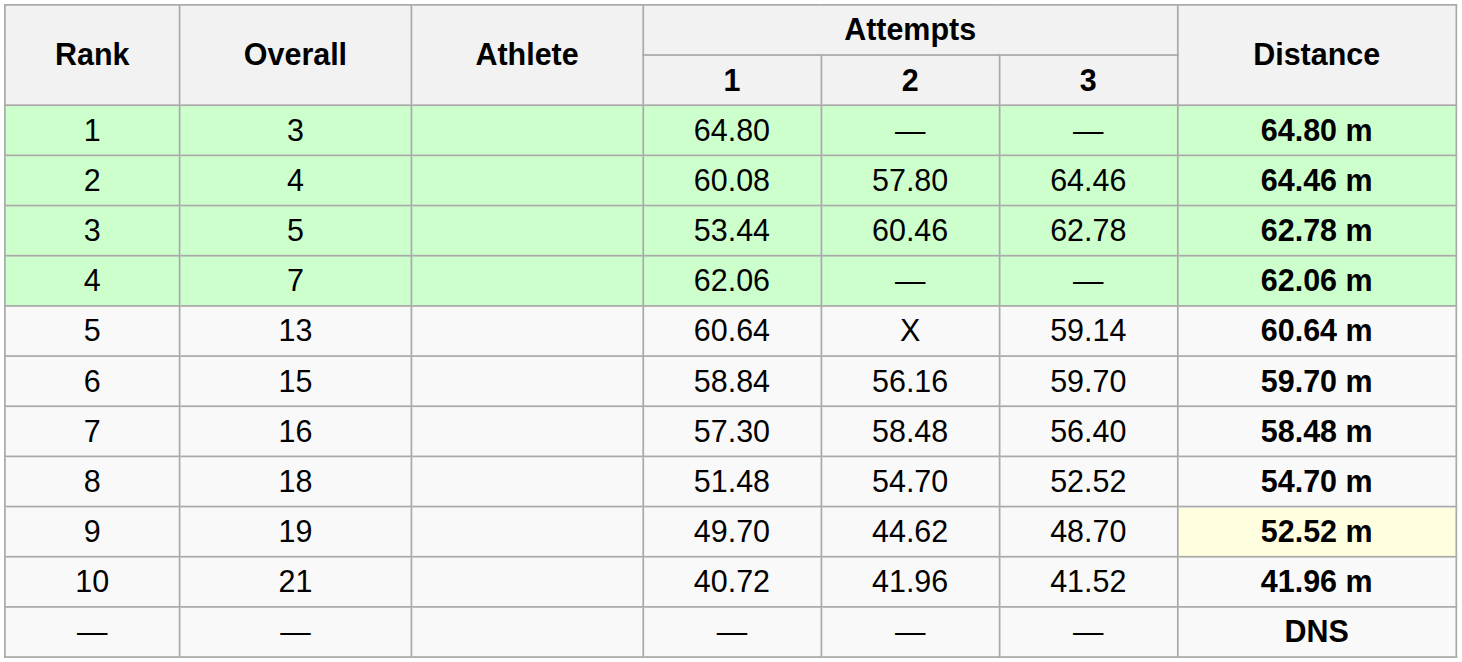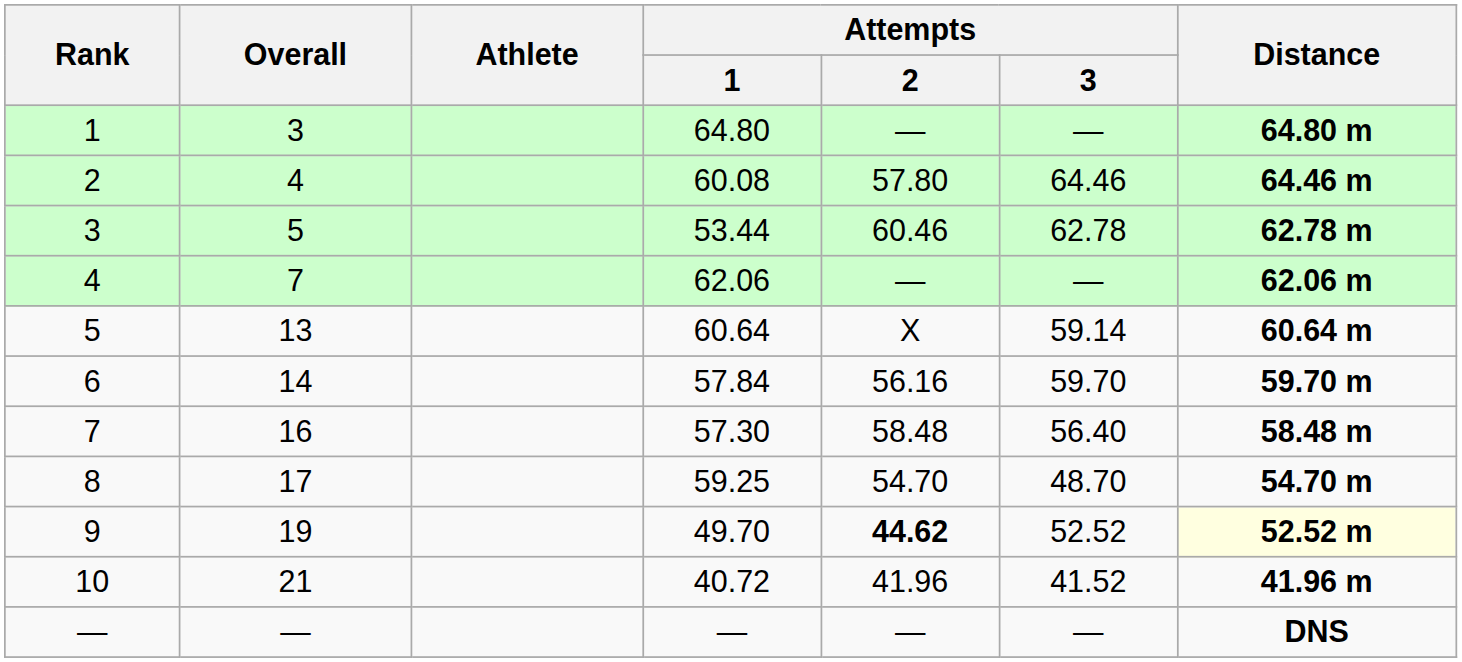(295, 380) 15 -> (295, 380) 14
(732, 380) 58.84 -> (732, 380) 57.84
(295, 481) 18 -> (295, 481) 17
(732, 481) 51.48 -> (732, 481) 59.25
(1088, 481) 52.52 -> (1088, 481) 48.70
(910, 531) normal -> (910, 531) bold
(1088, 531) 48.70 -> (1088, 531) 52.52
